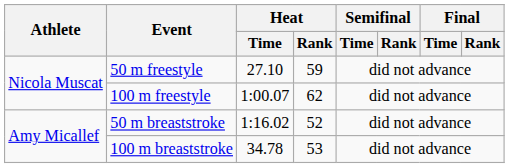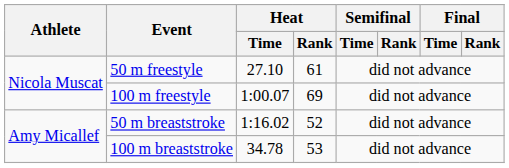(315, 69) 59 -> (315, 69) 61
(315, 96) 62 -> (315, 96) 69
